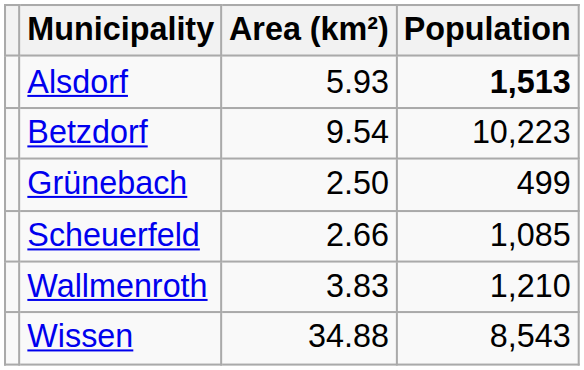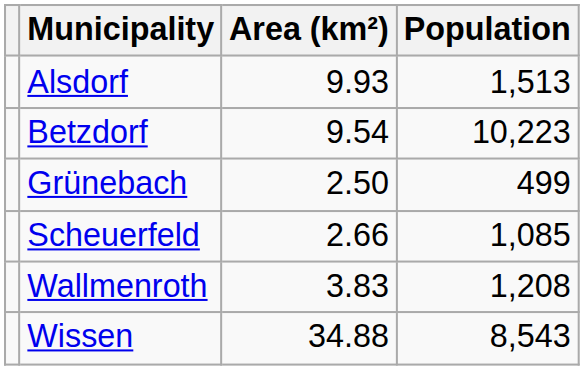(357, 81) 5.93 -> (357, 81) 9.93
(530, 81) bold -> (530, 81) normal
(530, 286) 1,210 -> (530, 286) 1,208
